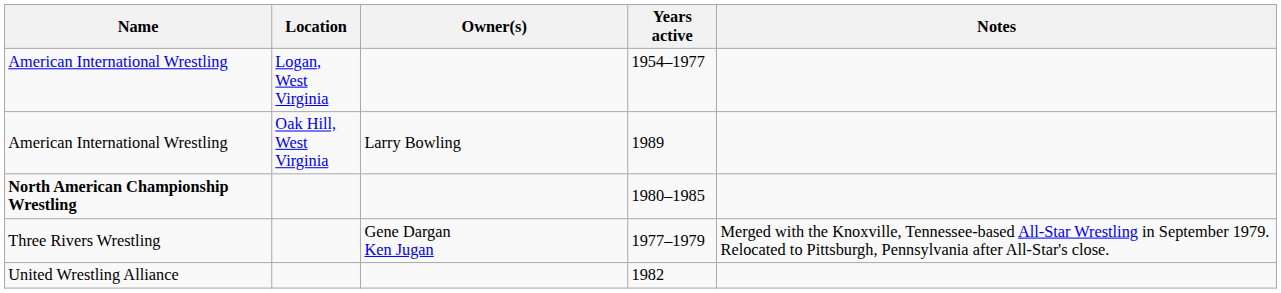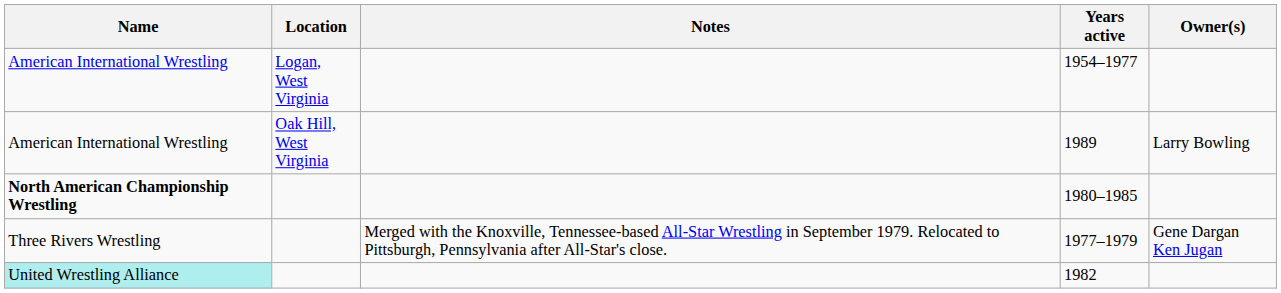columns swapped: (494, 26) <-> (997, 26)
(93, 275) no background -> (93, 275) paleturquoise background
